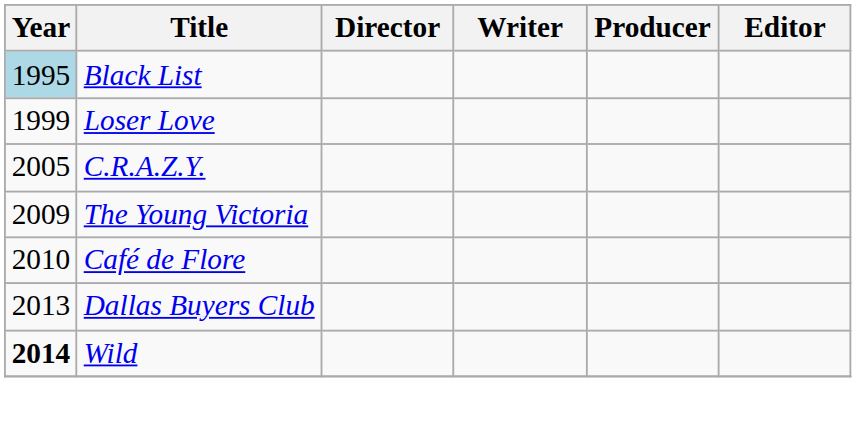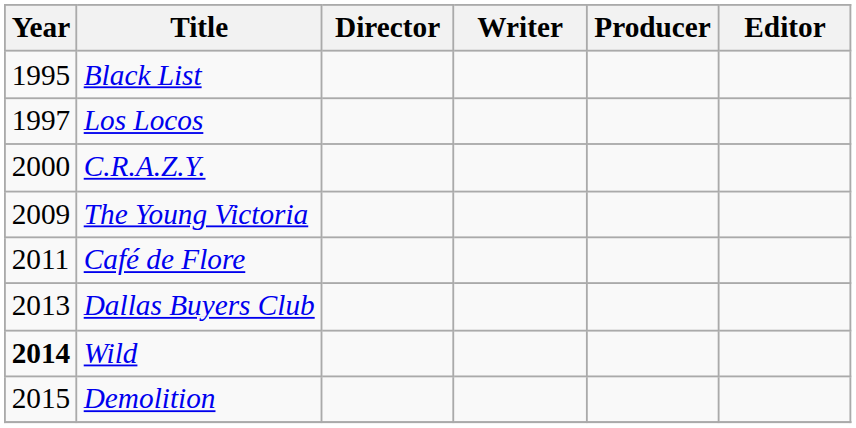(41, 74) lightblue background -> (41, 74) no background
+ row: (144, 120)
- row: (149, 120)
(41, 167) 2005 -> (41, 167) 2000
(41, 259) 2010 -> (40, 259) 2011
+ row: (150, 399)
